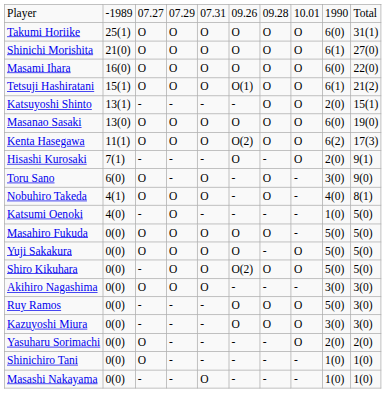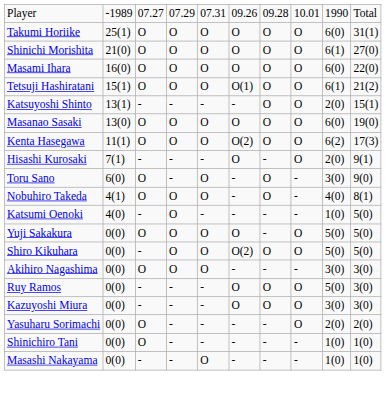- row: (47, 232)
